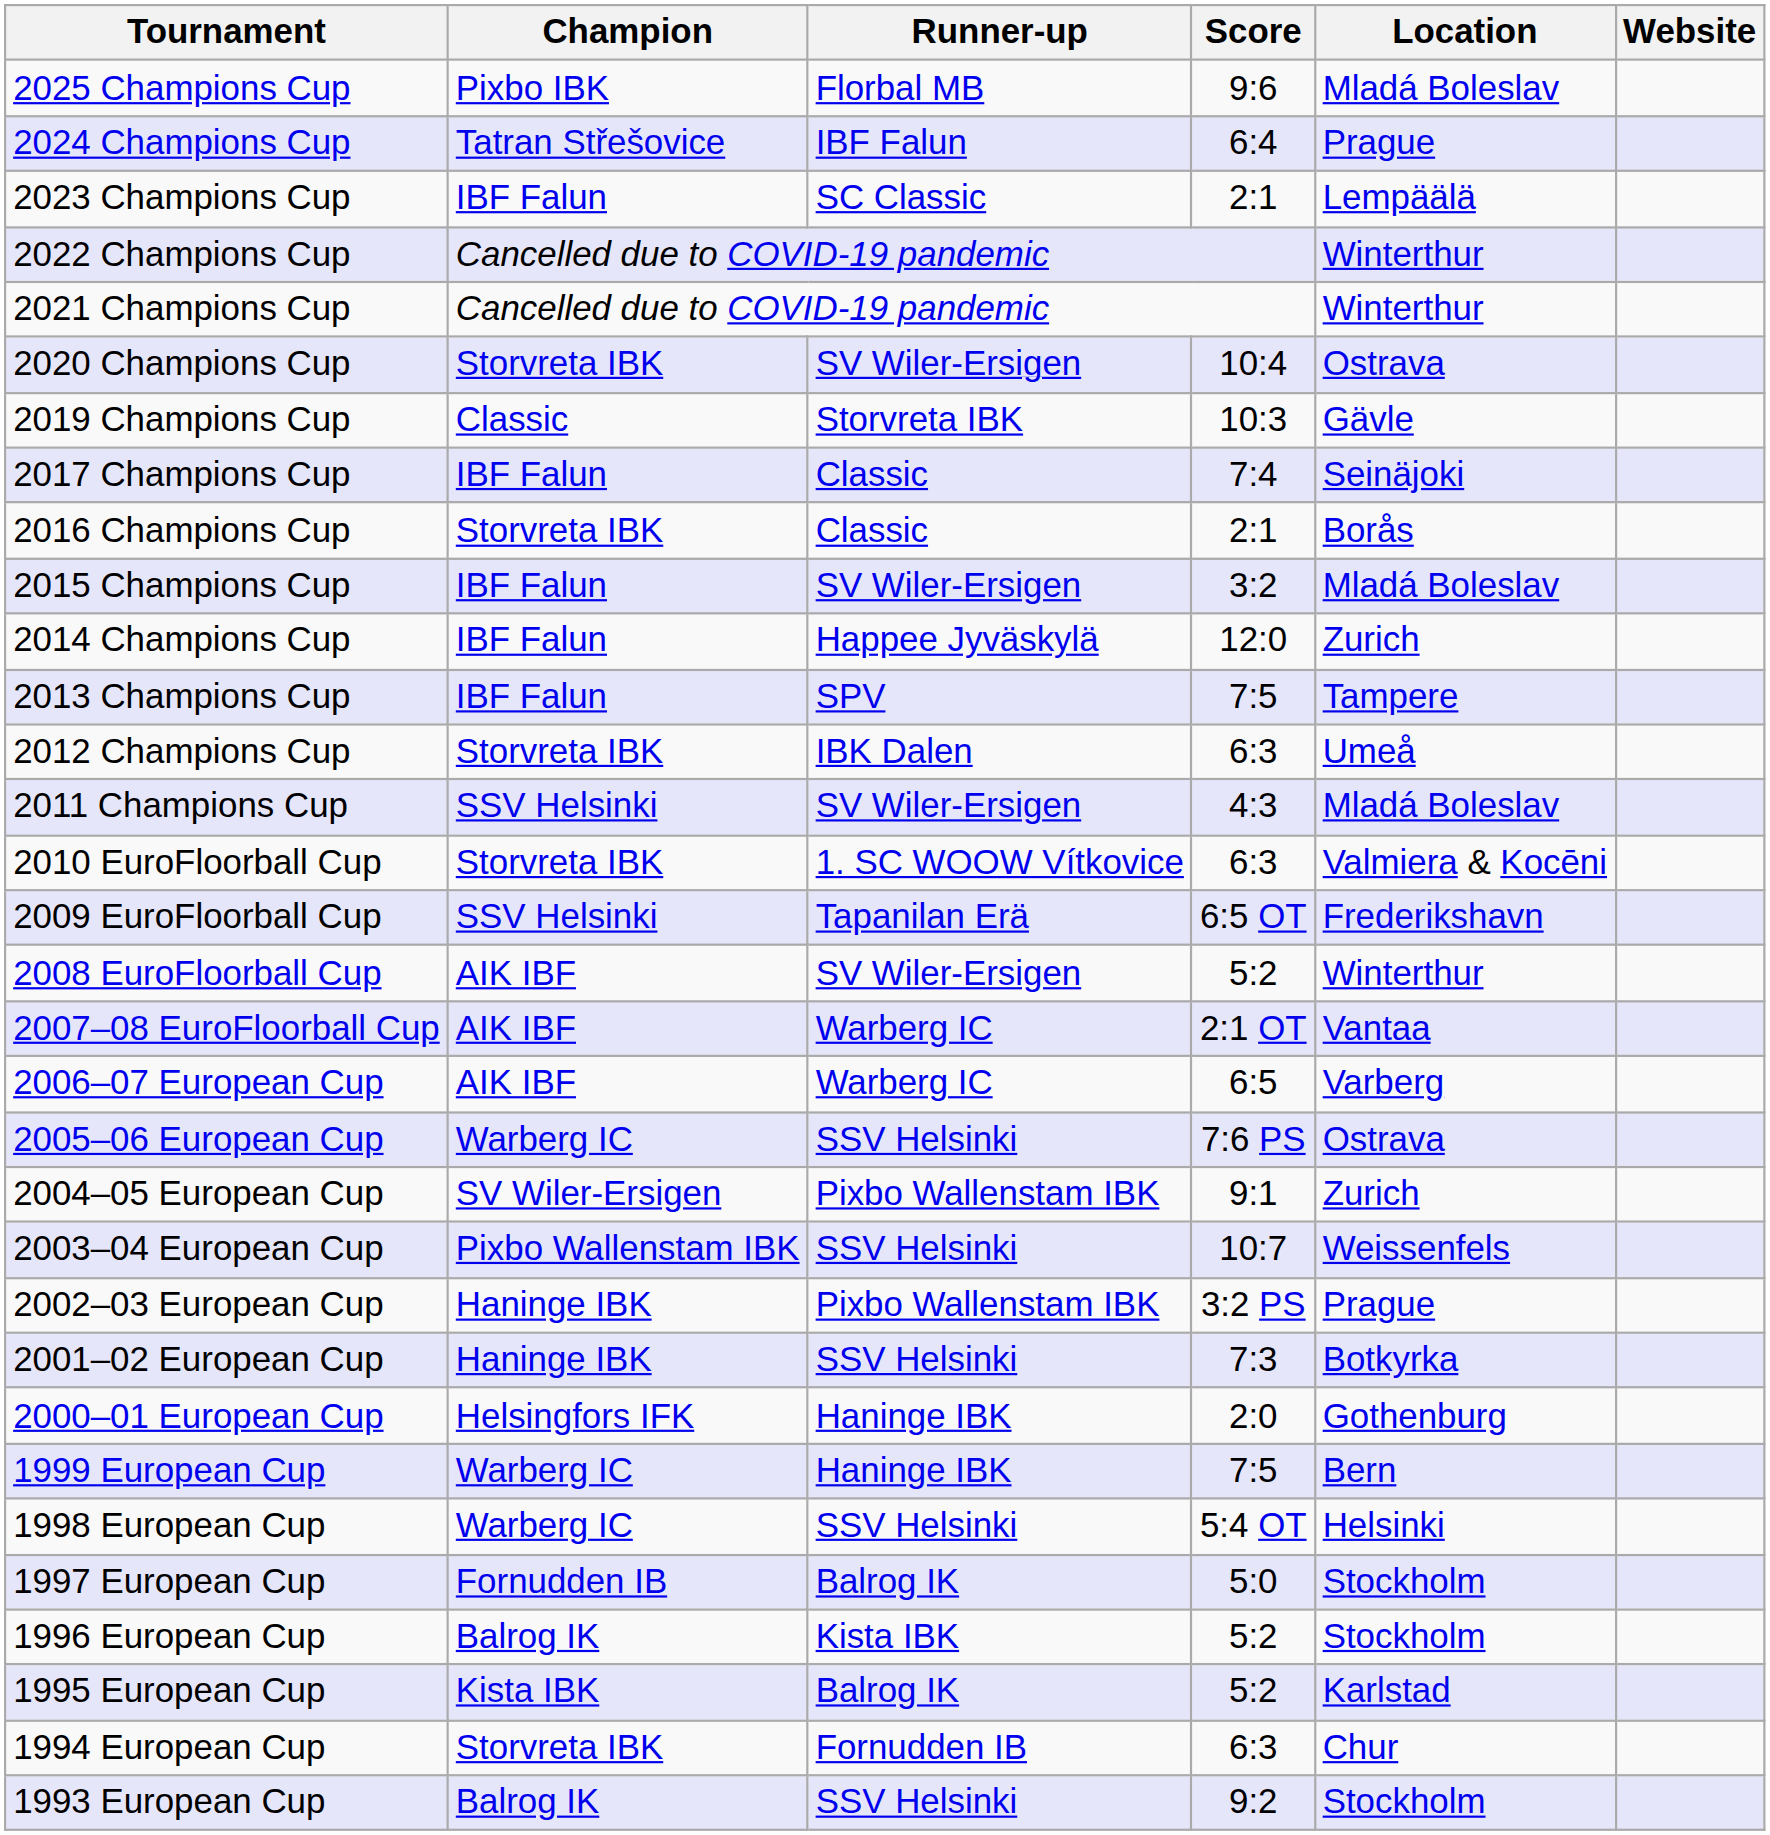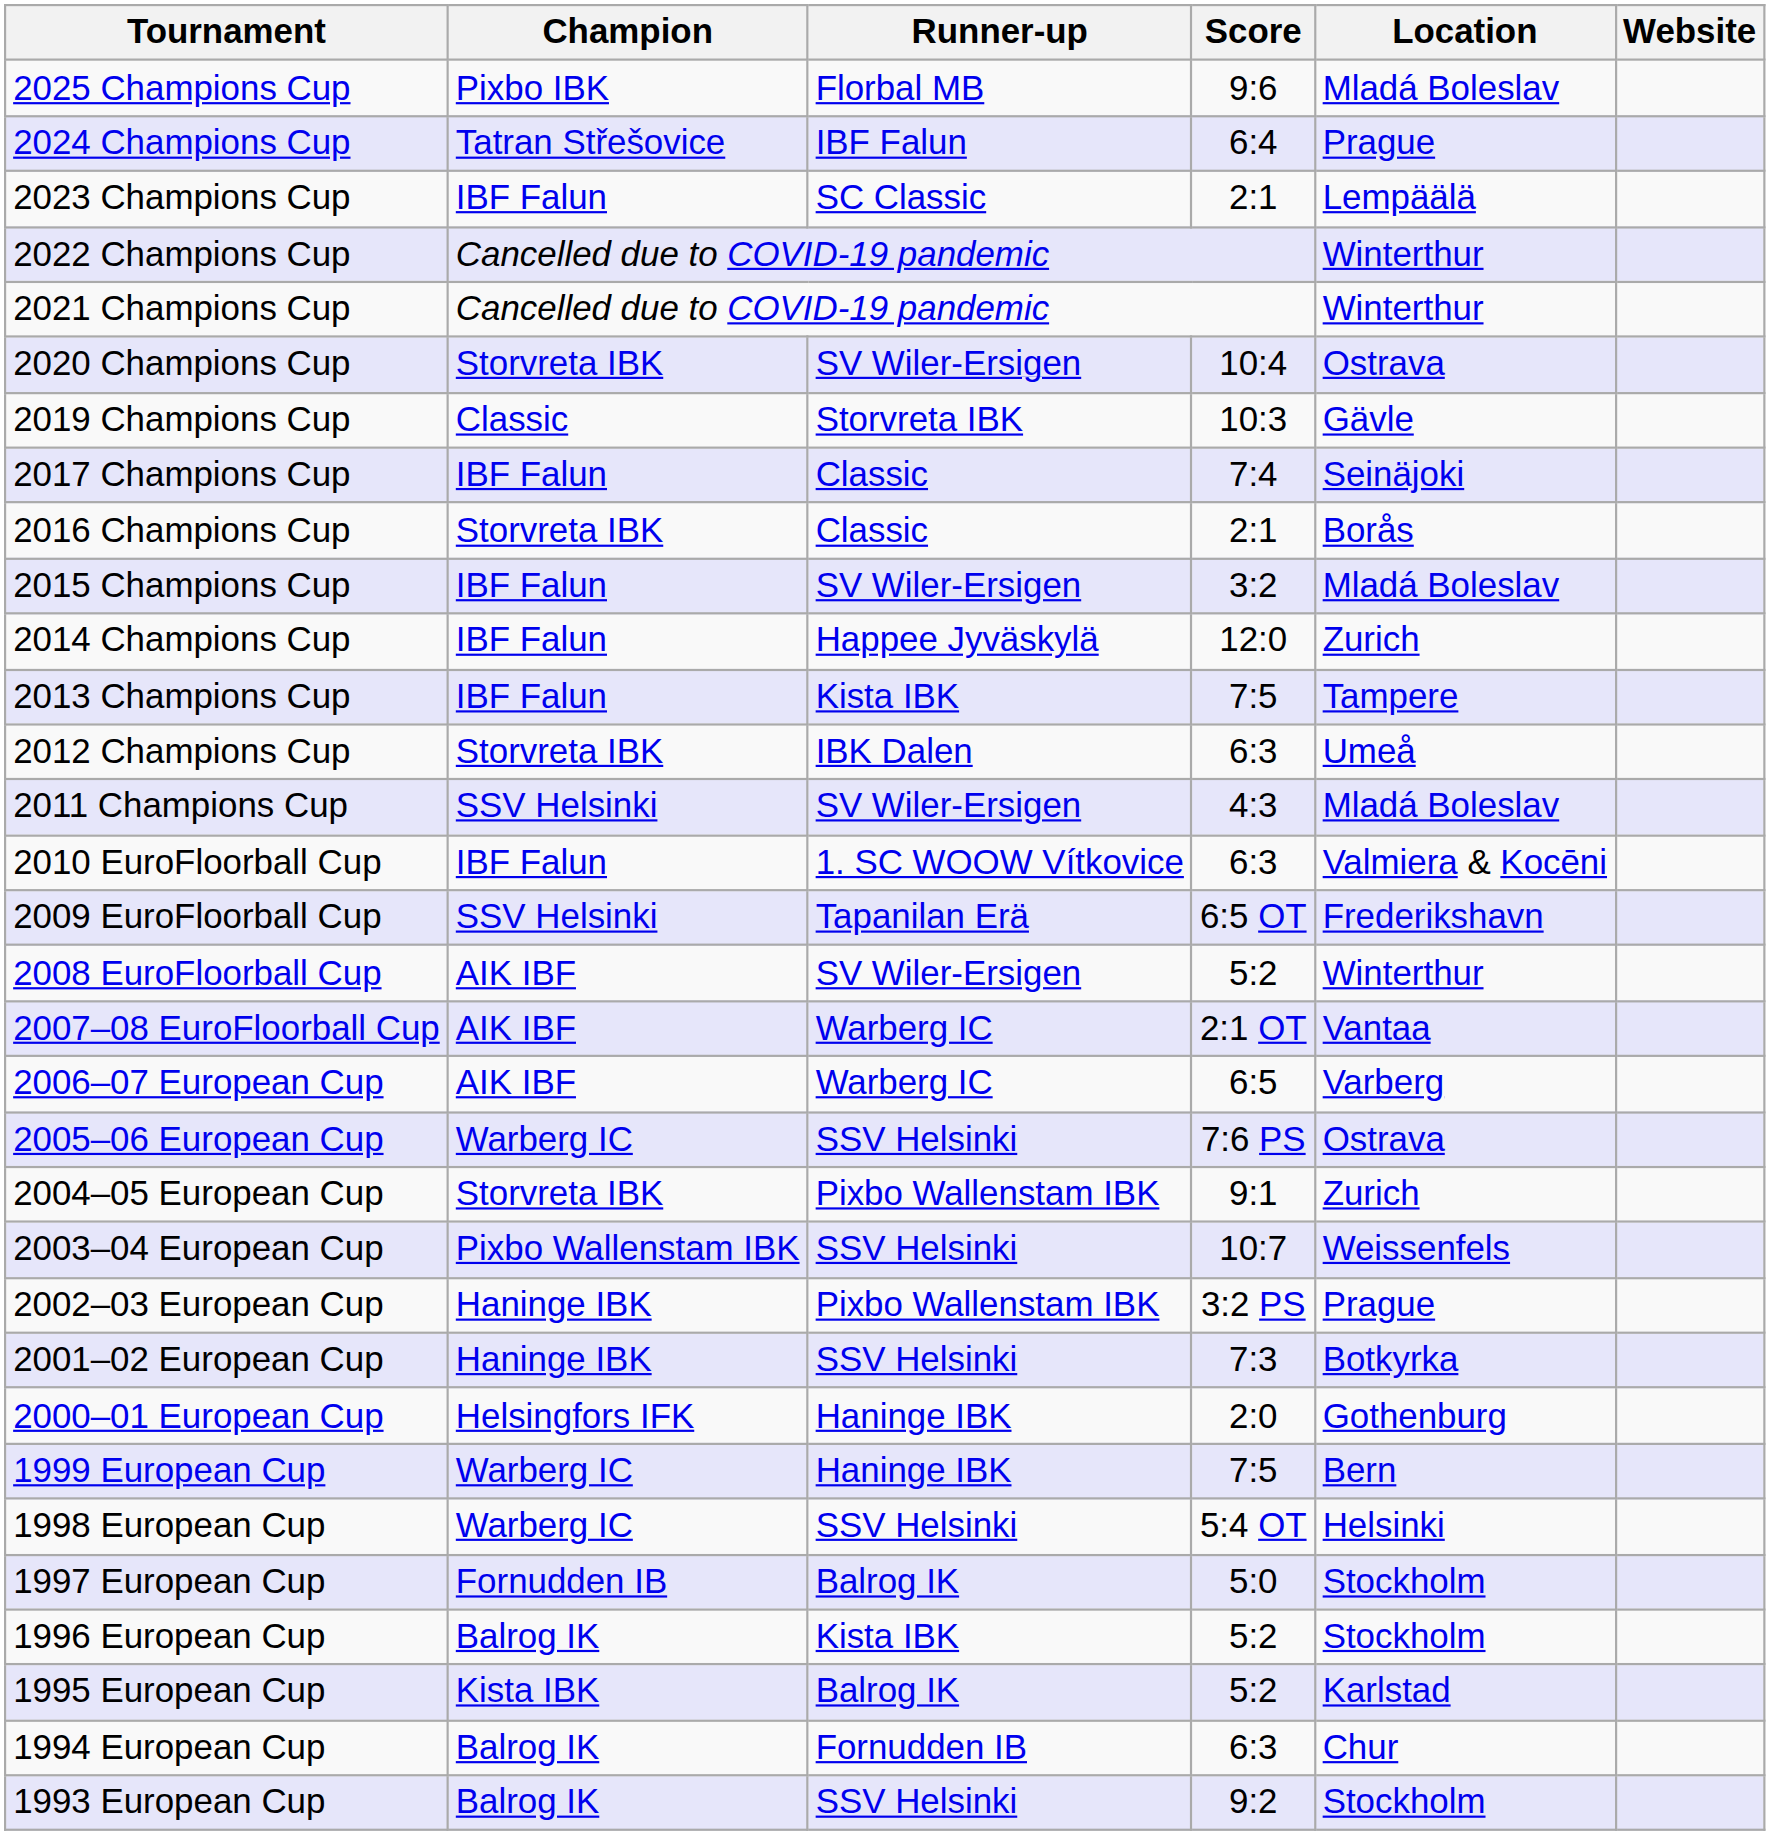(851, 695) SPV -> (887, 695) Kista IBK
(560, 861) Storvreta IBK -> (531, 861) IBF Falun
(589, 1193) SV Wiler-Ersigen -> (560, 1193) Storvreta IBK
(560, 1747) Storvreta IBK -> (528, 1747) Balrog IK
